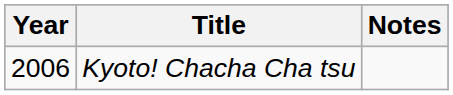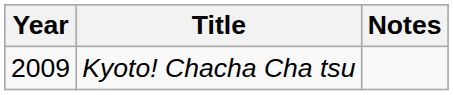(40, 67) 2006 -> (40, 67) 2009
